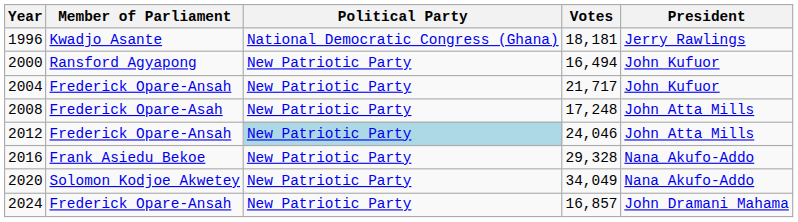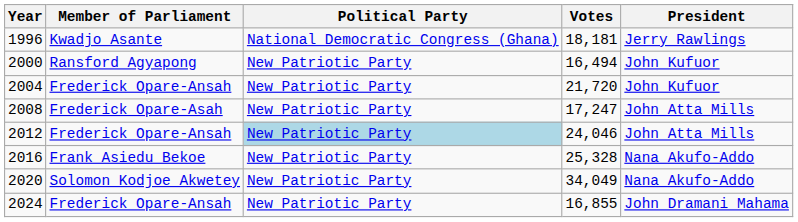(592, 87) 21,717 -> (592, 87) 21,720
(592, 110) 17,248 -> (592, 110) 17,247
(592, 157) 29,328 -> (592, 157) 25,328
(592, 204) 16,857 -> (592, 204) 16,855
